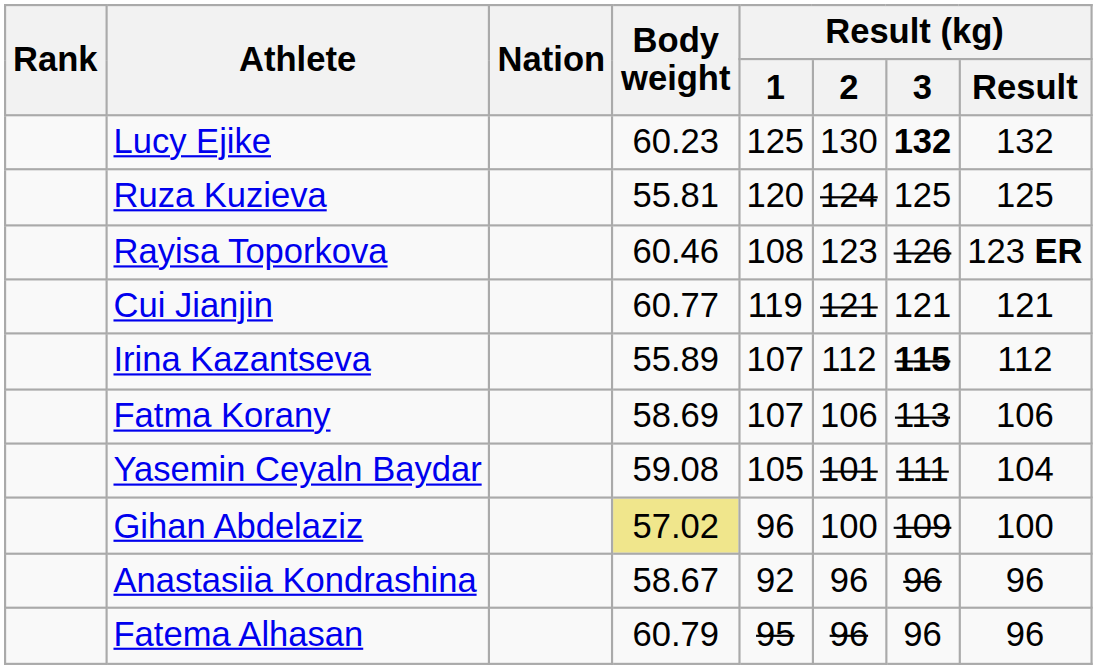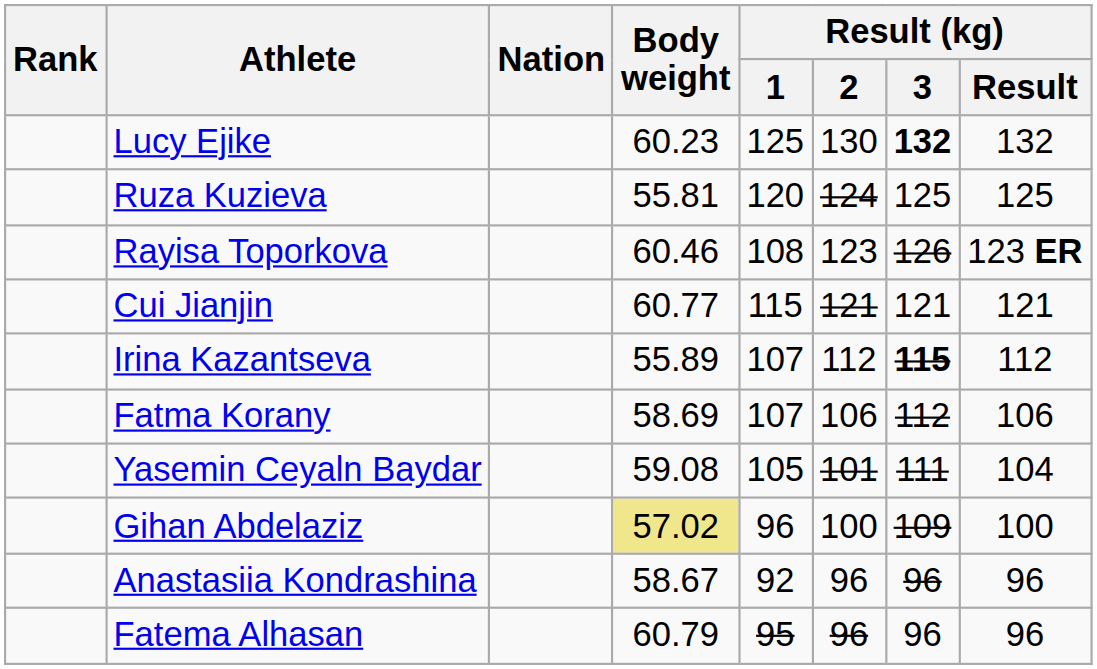(775, 305) 119 -> (775, 305) 115
(922, 415) 113 -> (922, 415) 112
